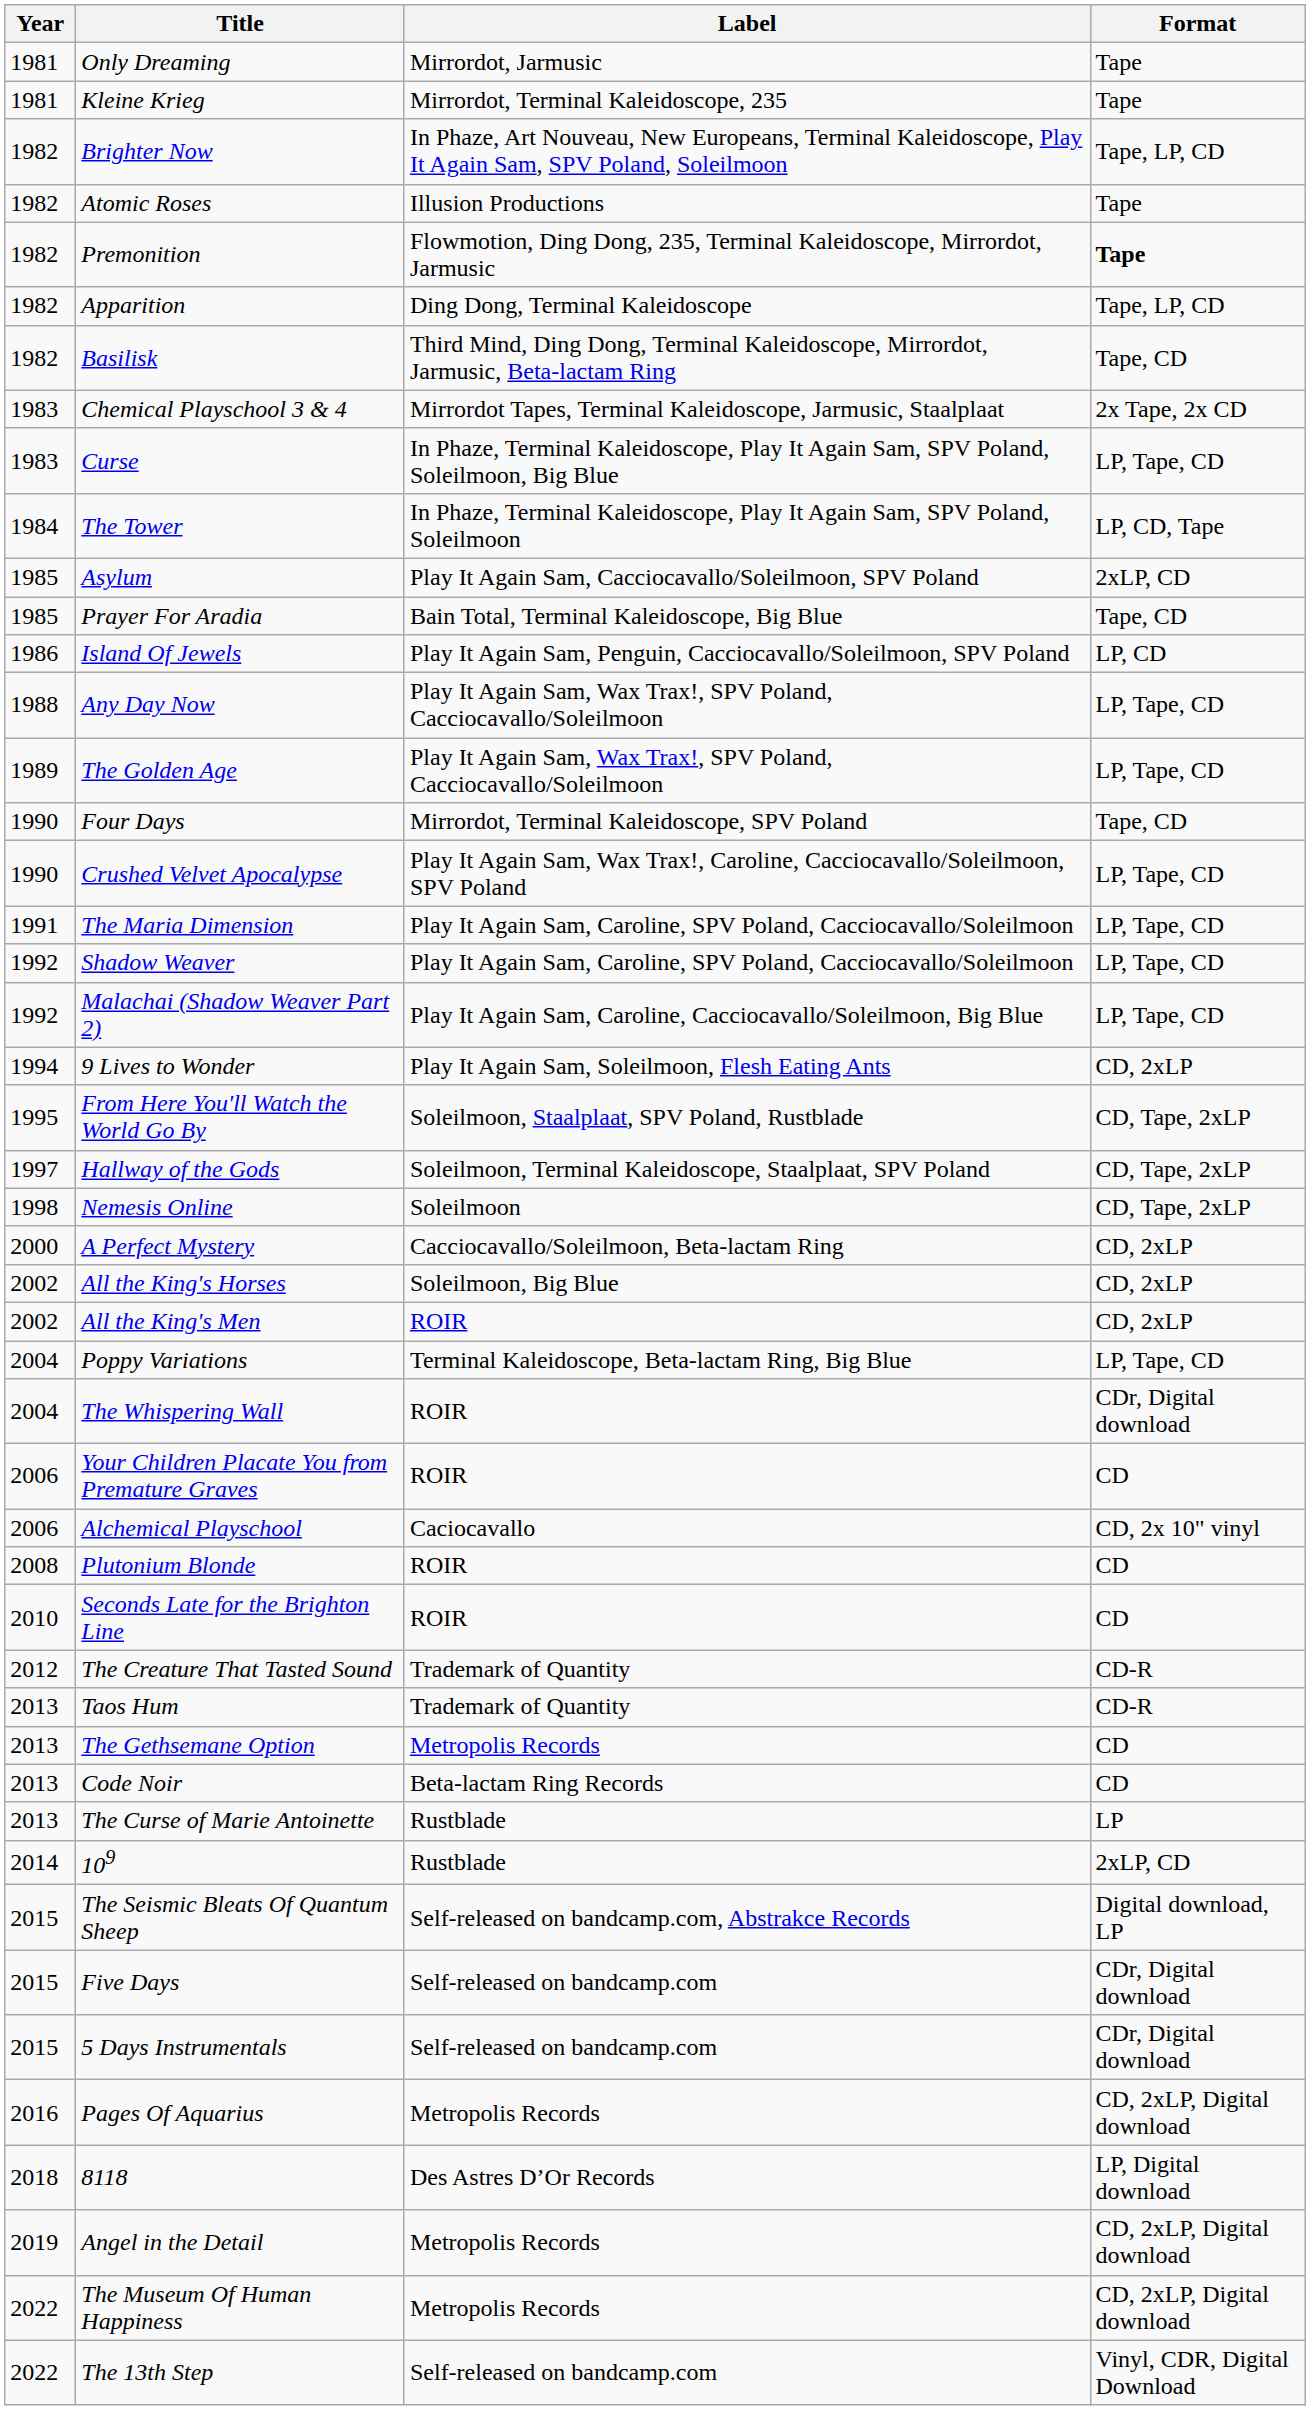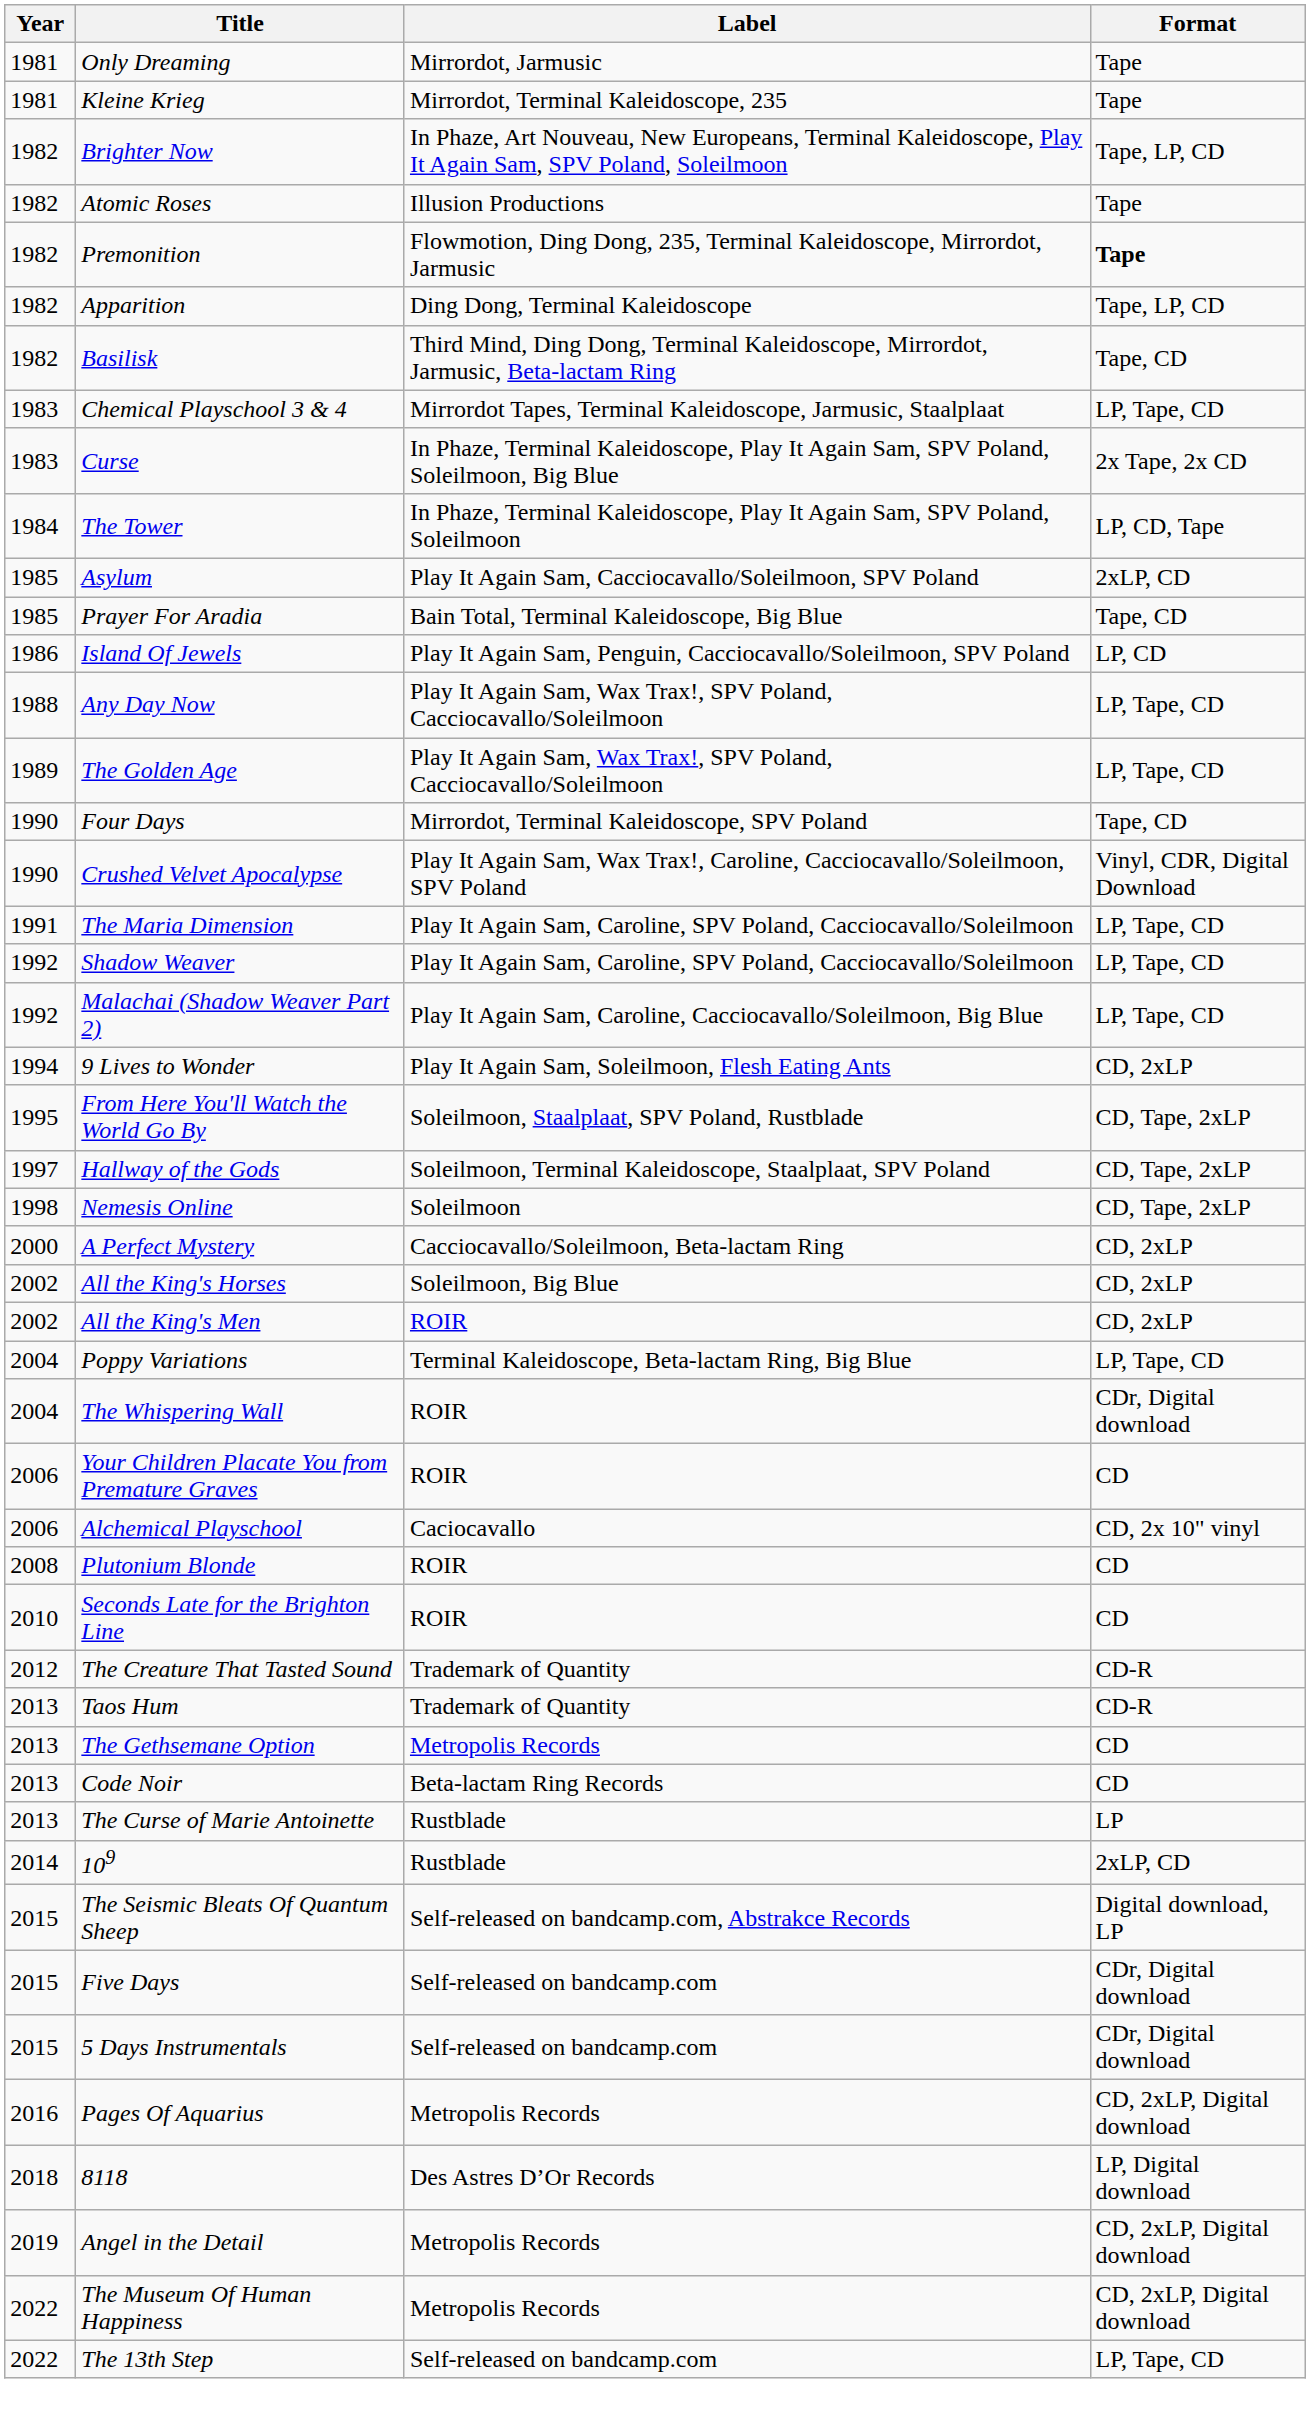(1171, 409) 2x Tape, 2x CD -> (1160, 409) LP, Tape, CD
(1160, 460) LP, Tape, CD -> (1171, 460) 2x Tape, 2x CD
(1160, 873) LP, Tape, CD -> (1192, 873) Vinyl, CDR, Digital Download
(1192, 2372) Vinyl, CDR, Digital Download -> (1160, 2358) LP, Tape, CD
